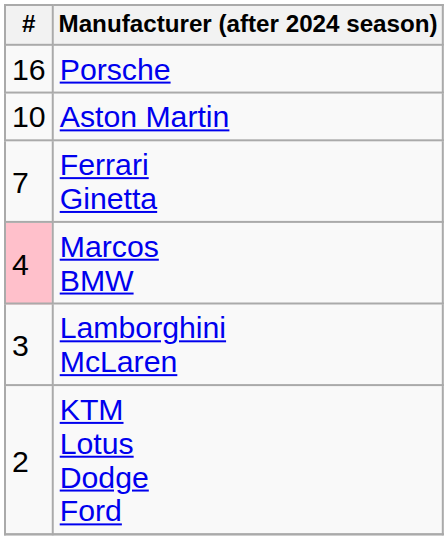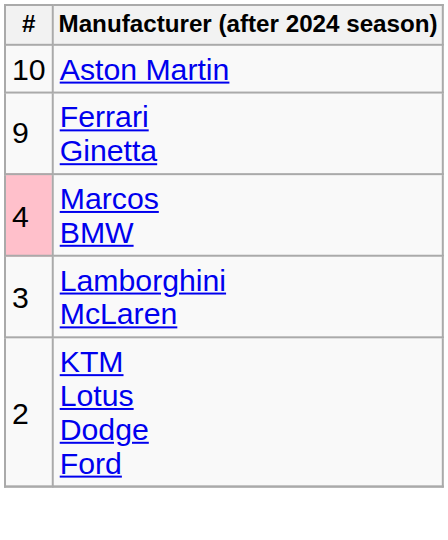- row: (115, 69)
(20, 181) 7 -> (20, 133) 9
